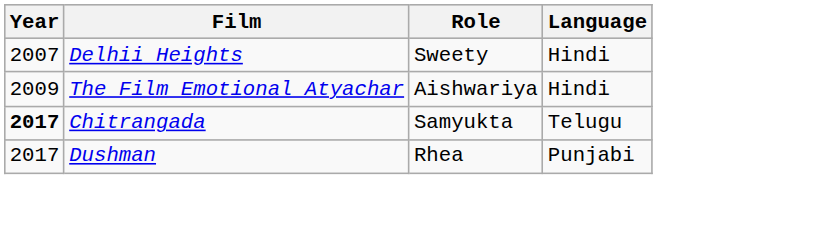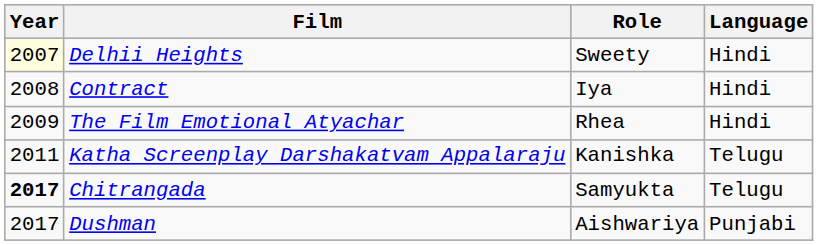(35, 55) no background -> (35, 55) lightyellow background
+ row: (119, 89)
(476, 89) Aishwariya -> (600, 123) Rhea
+ row: (317, 156)
(439, 156) Rhea -> (637, 224) Aishwariya
